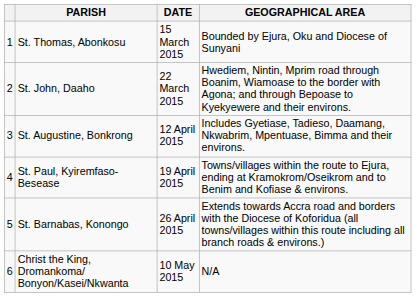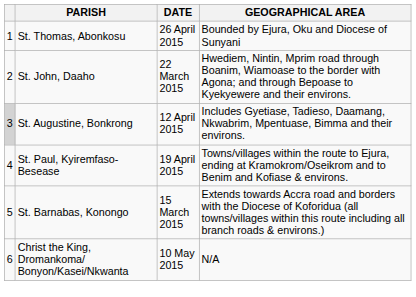(174, 42) 15 March 2015 -> (177, 36) 26 April 2015
(10, 136) no background -> (10, 124) lightgrey background
(177, 224) 26 April 2015 -> (174, 212) 15 March 2015
